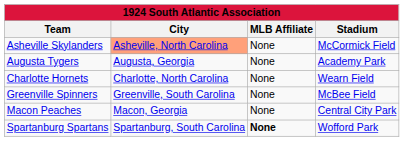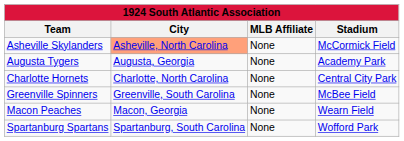(346, 78) Wearn Field -> (357, 78) Central City Park
(357, 111) Central City Park -> (346, 111) Wearn Field
(263, 128) bold -> (262, 128) normal
